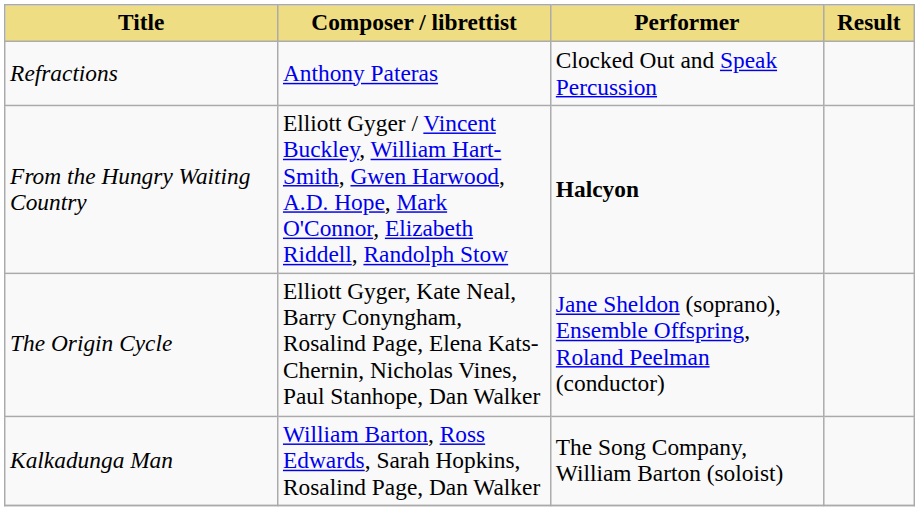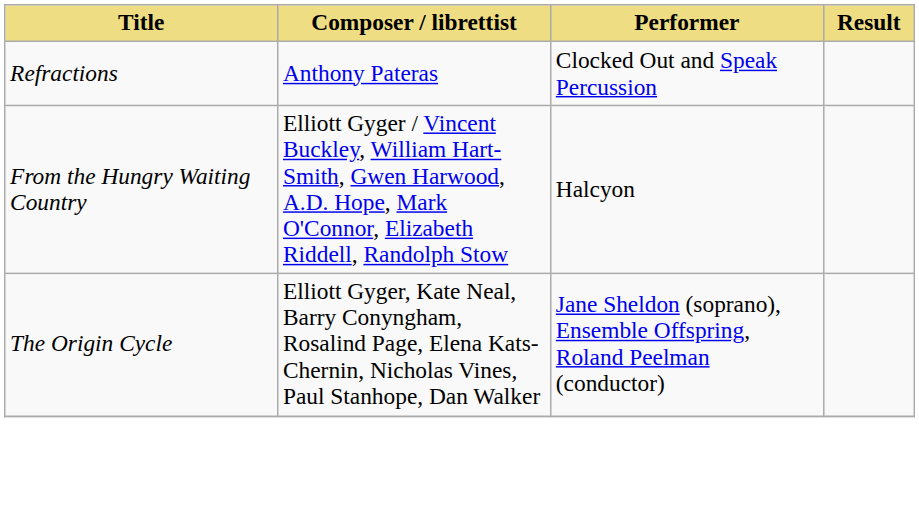(597, 189) bold -> (595, 189) normal
- row: (92, 460)
